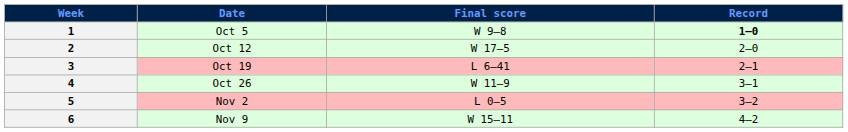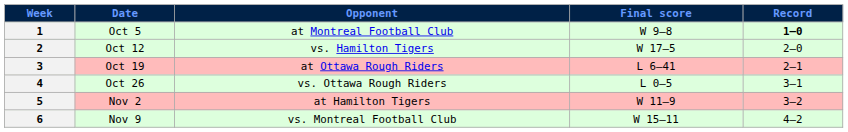+ column: (372, 13)
(490, 84) W 11–9 -> (656, 84) L 0–5
(490, 101) L 0–5 -> (656, 101) W 11–9
